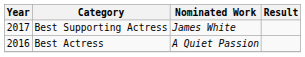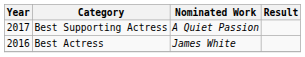(204, 28) James White -> (216, 28) A Quiet Passion
(216, 44) A Quiet Passion -> (204, 44) James White
